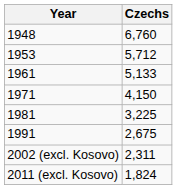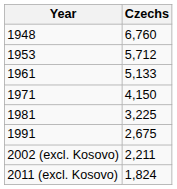(140, 154) 2,311 -> (140, 154) 2,211
